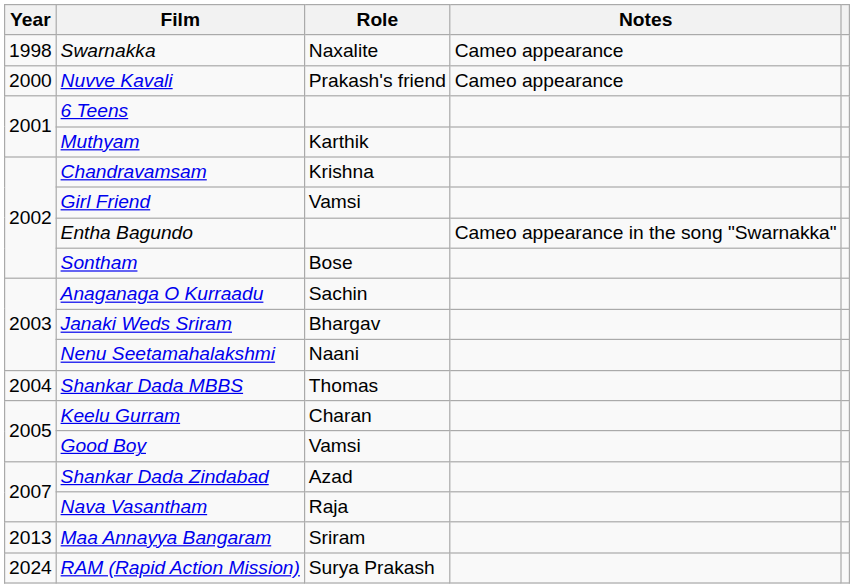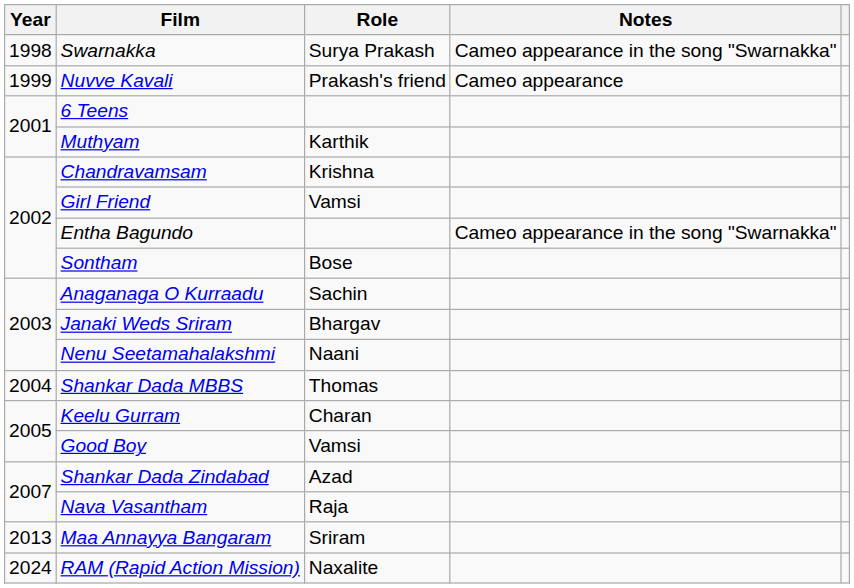(343, 50) Naxalite -> (372, 50) Surya Prakash
(539, 50) Cameo appearance -> (646, 50) Cameo appearance in the song "Swarnakka"
(30, 80) 2000 -> (30, 80) 1999
(372, 567) Surya Prakash -> (343, 567) Naxalite
